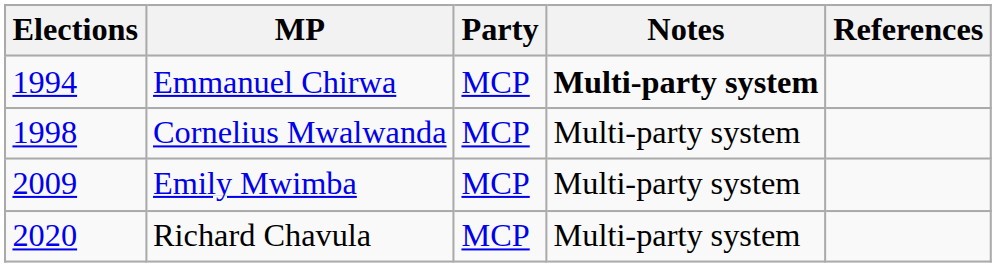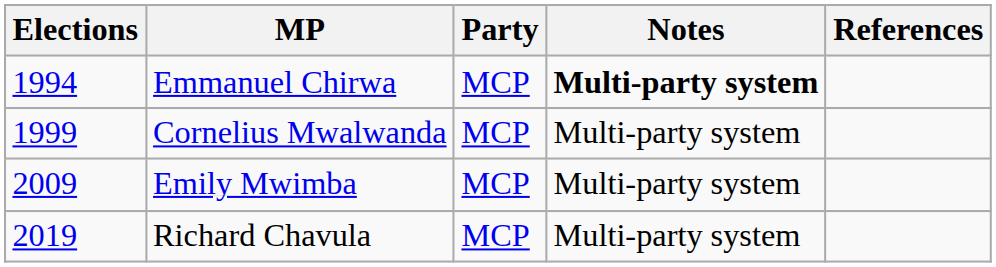(45, 132) 1998 -> (45, 132) 1999
(45, 235) 2020 -> (45, 235) 2019
